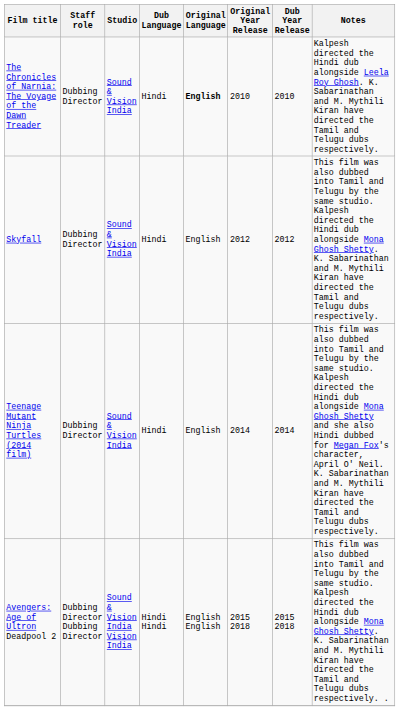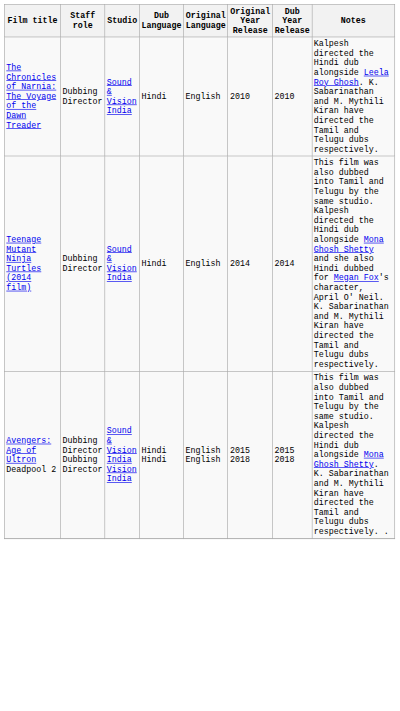(203, 97) bold -> (203, 97) normal
- row: (24, 240)
